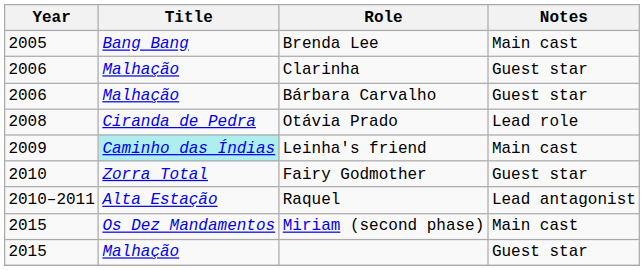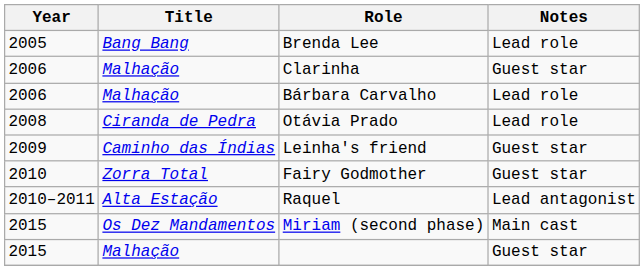(535, 44) Main cast -> (535, 44) Lead role
(540, 96) Guest star -> (535, 96) Lead role
(189, 148) paleturquoise background -> (189, 148) no background
(535, 148) Main cast -> (540, 148) Guest star
